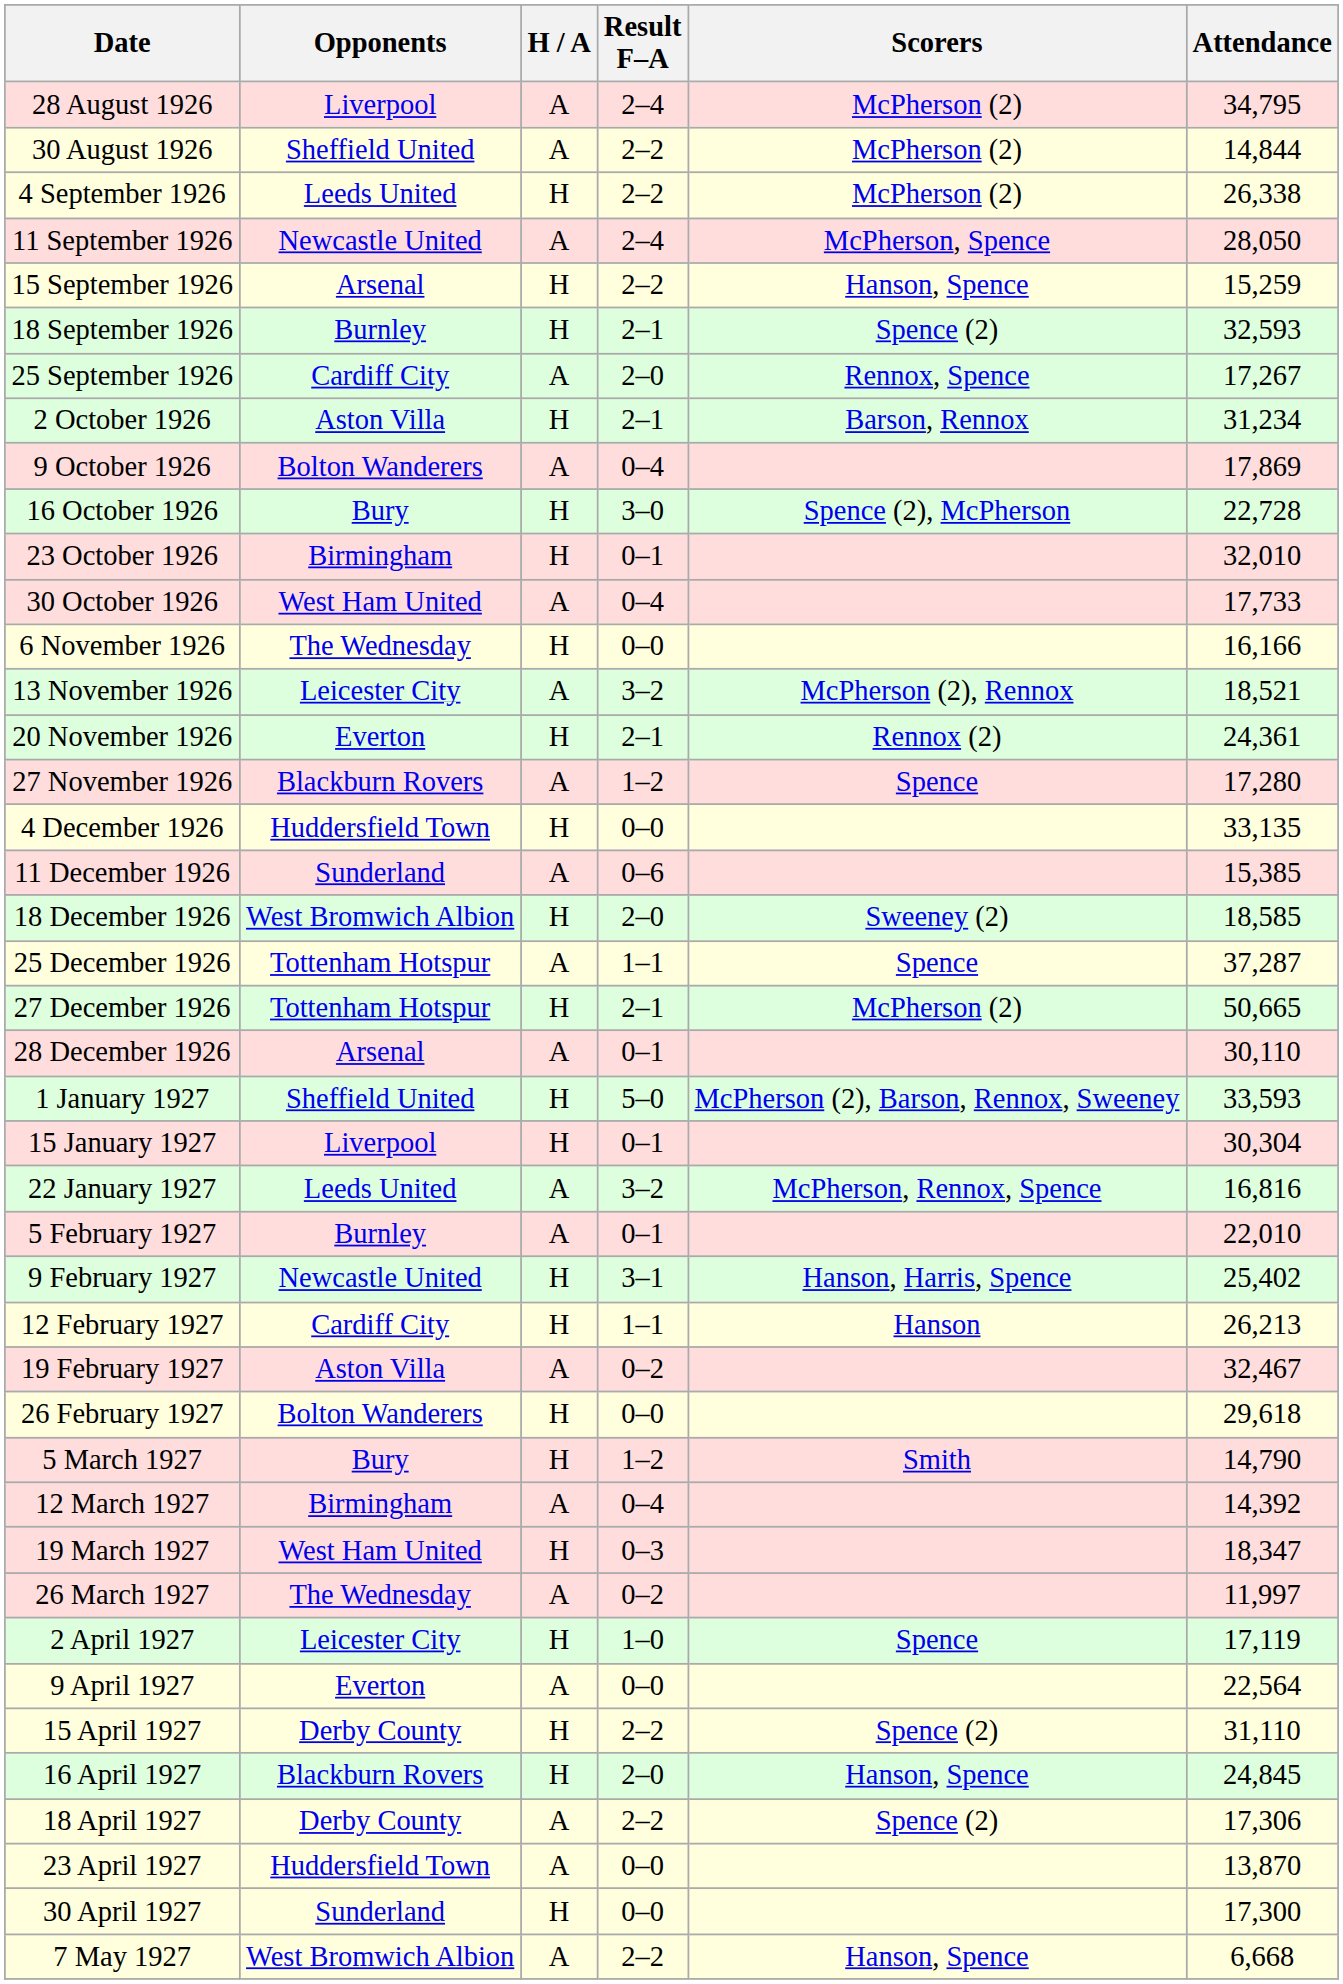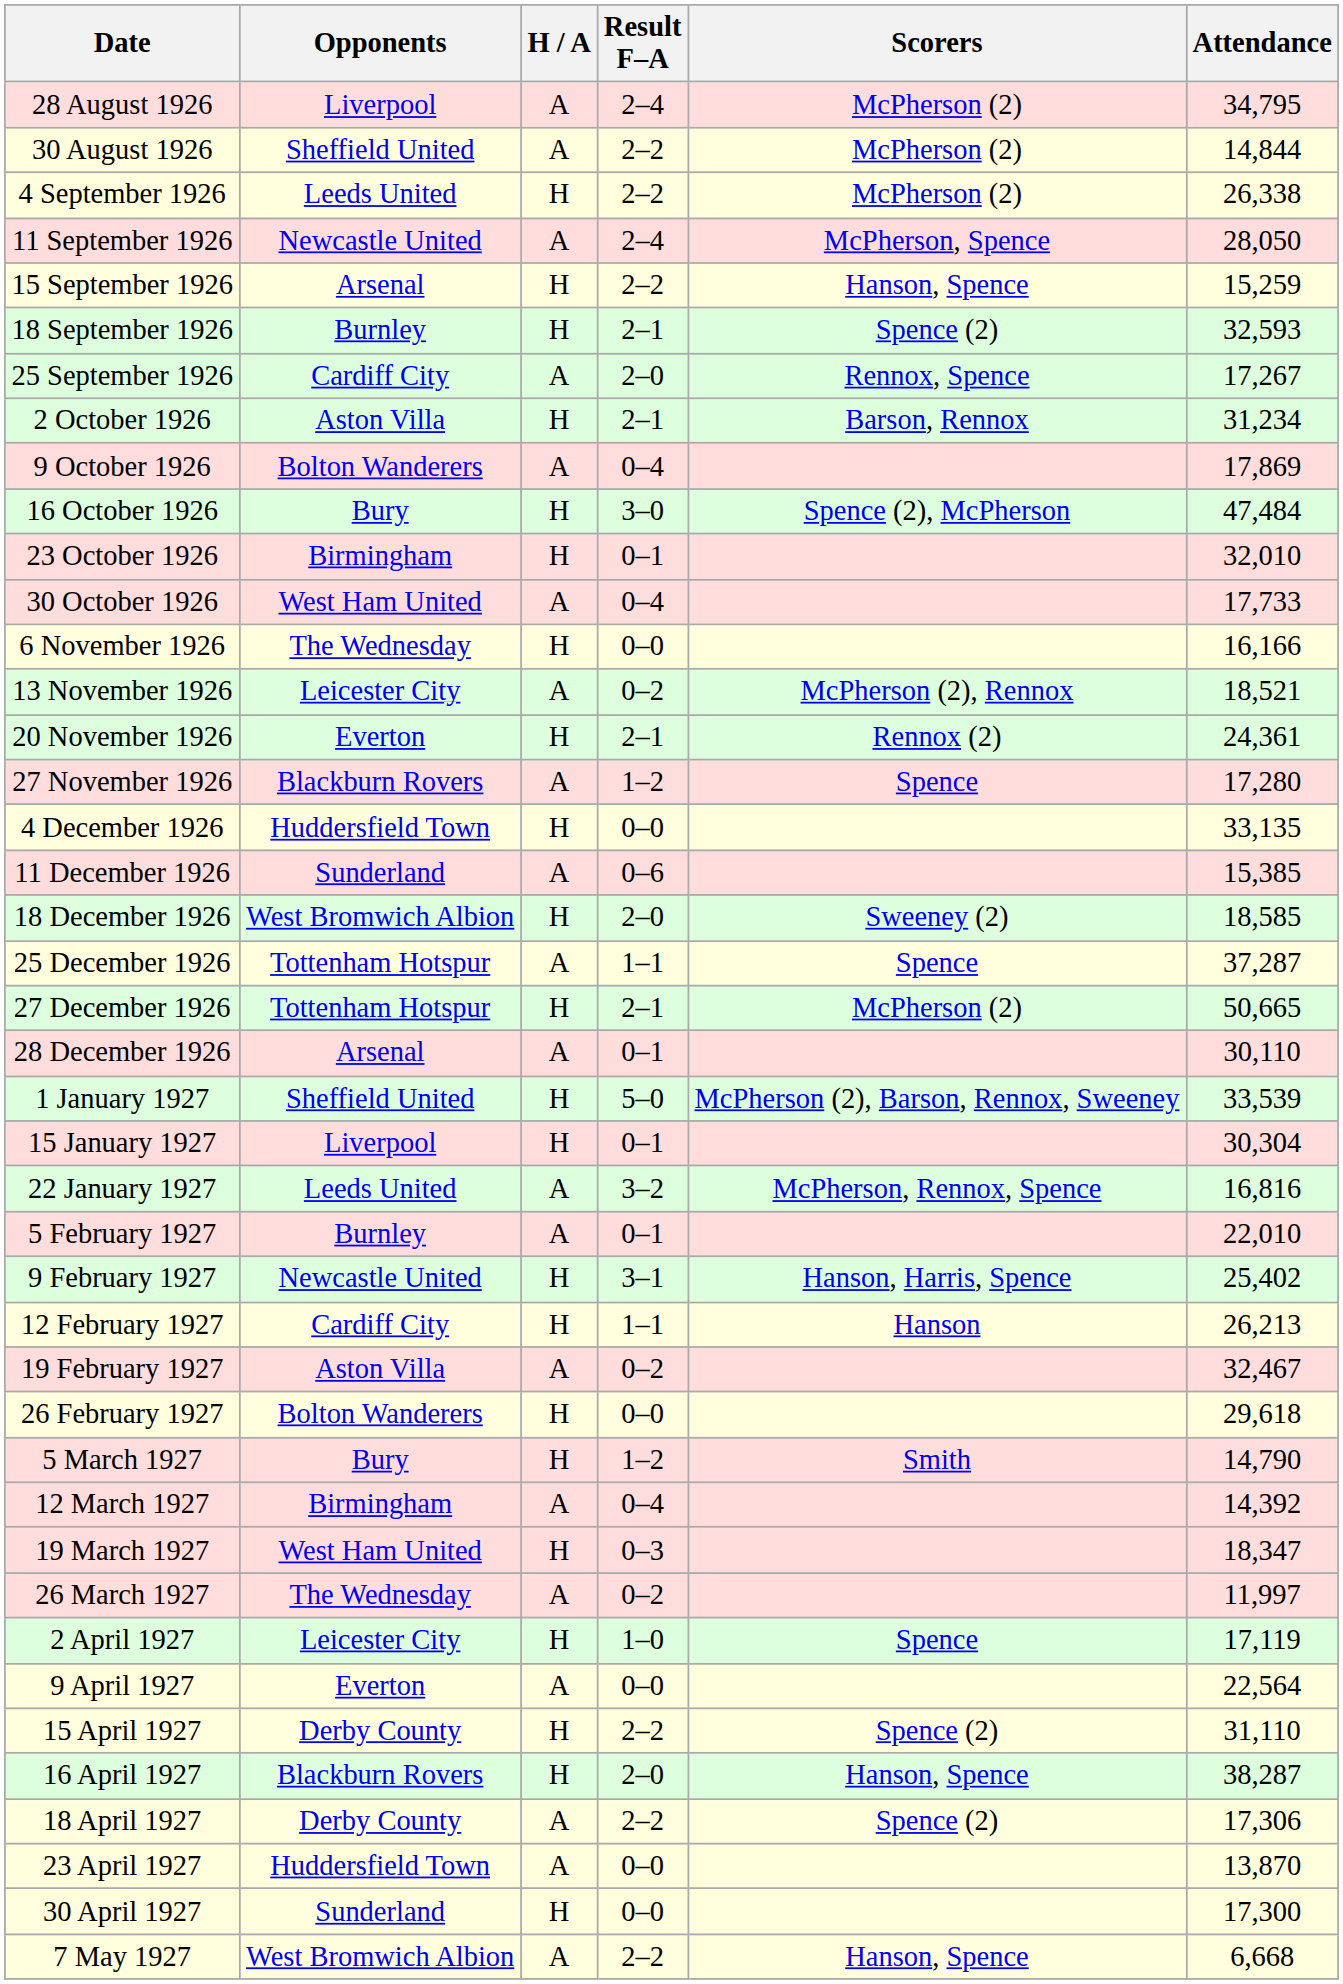(1262, 510) 22,728 -> (1262, 510) 47,484
(643, 691) 3–2 -> (643, 691) 0–2
(1262, 1097) 33,593 -> (1262, 1097) 33,539
(1262, 1775) 24,845 -> (1262, 1775) 38,287
